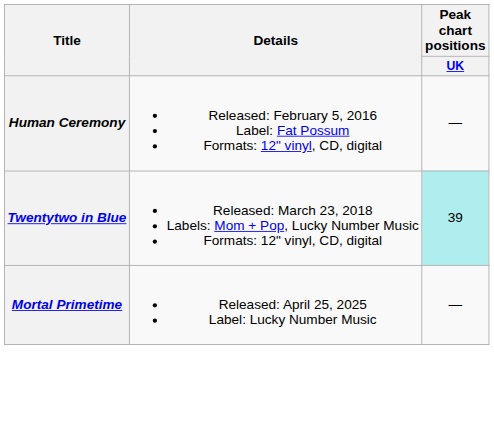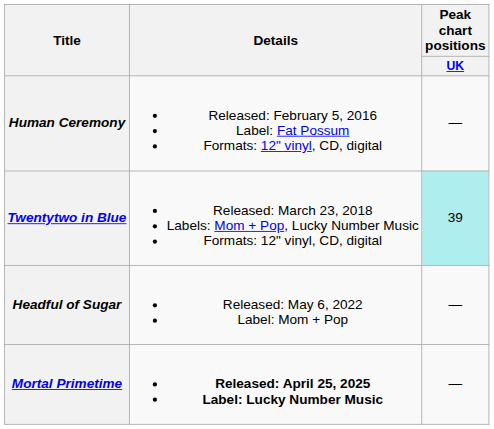+ row: (67, 305)
(276, 313) normal -> (276, 392) bold
